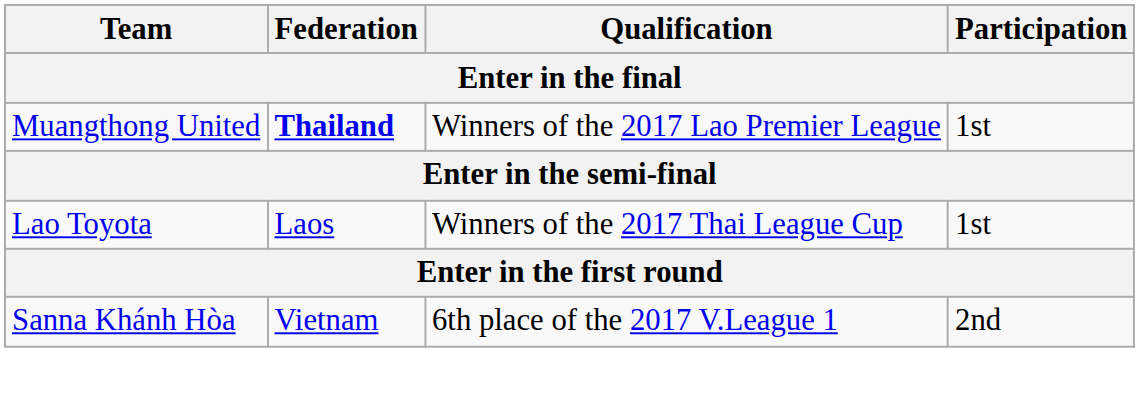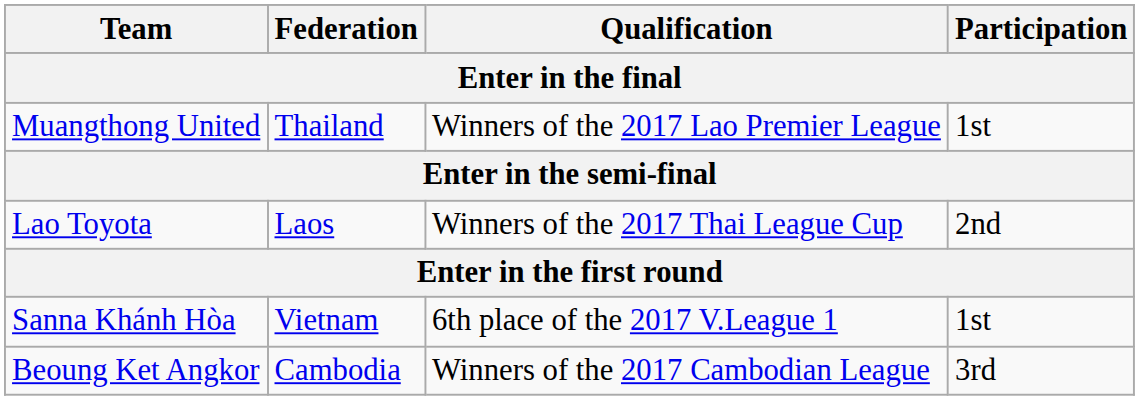(334, 126) bold -> (329, 126) normal
(973, 223) 1st -> (978, 223) 2nd
(978, 321) 2nd -> (973, 321) 1st
+ row: (136, 369)
